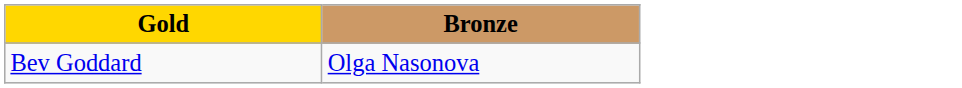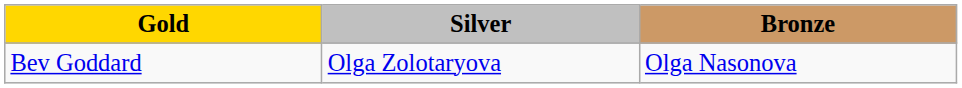+ column: (481, 23)
